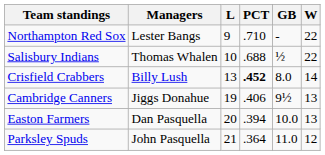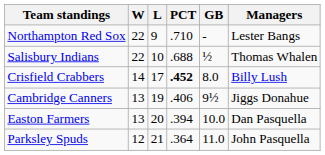columns swapped: (311, 14) <-> (175, 14)
(230, 77) 13 -> (157, 77) 17
